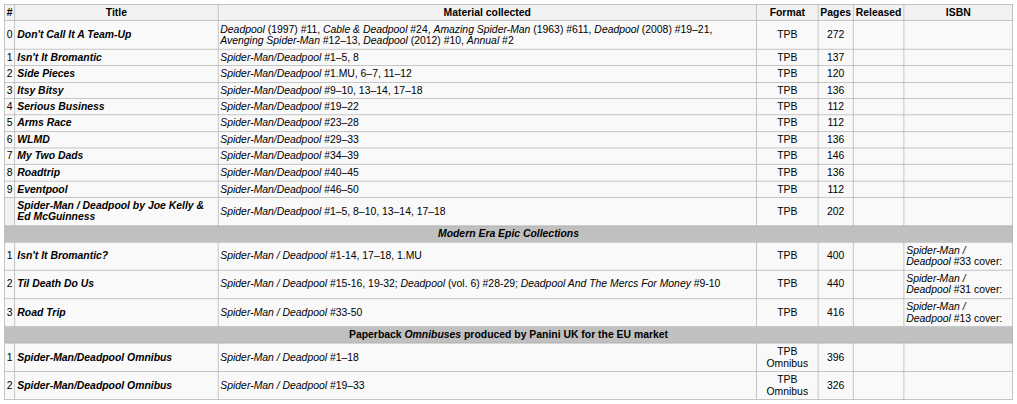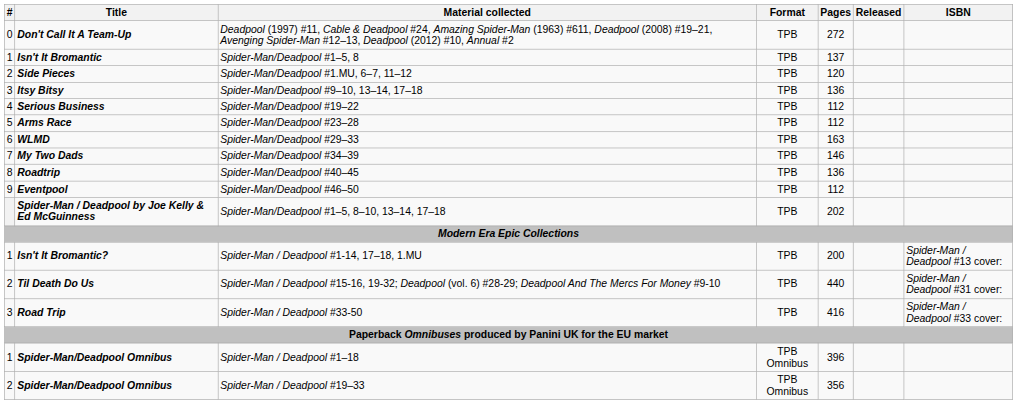(836, 139) 136 -> (836, 139) 163
(836, 256) 400 -> (836, 256) 200
(954, 256) Spider-Man / Deadpool #33 cover: -> (954, 256) Spider-Man / Deadpool #13 cover:
(954, 312) Spider-Man / Deadpool #13 cover: -> (954, 312) Spider-Man / Deadpool #33 cover:
(836, 385) 326 -> (836, 385) 356
